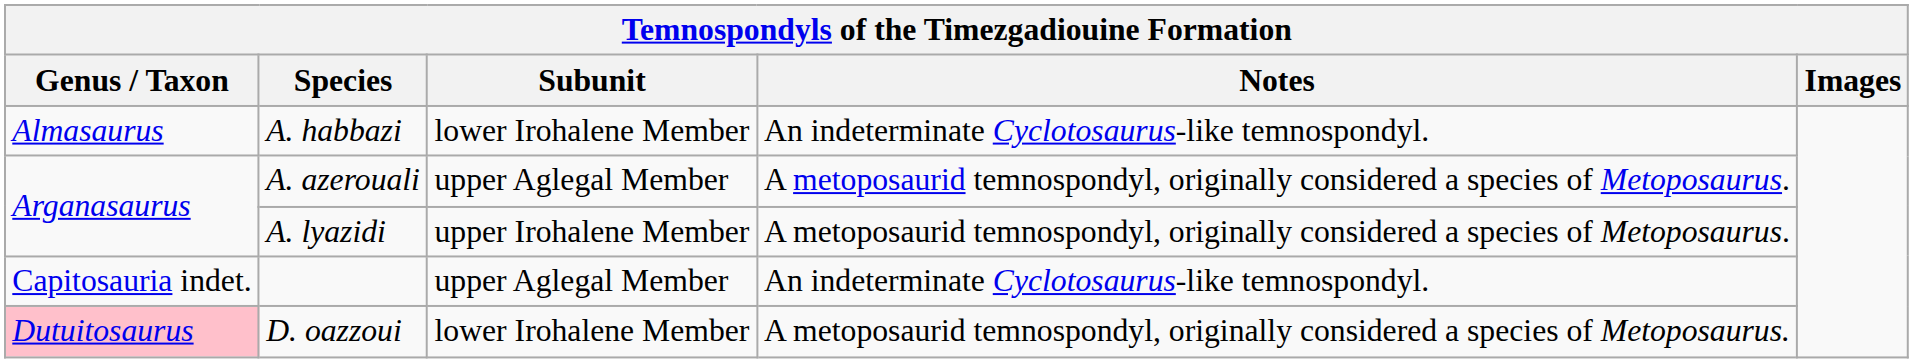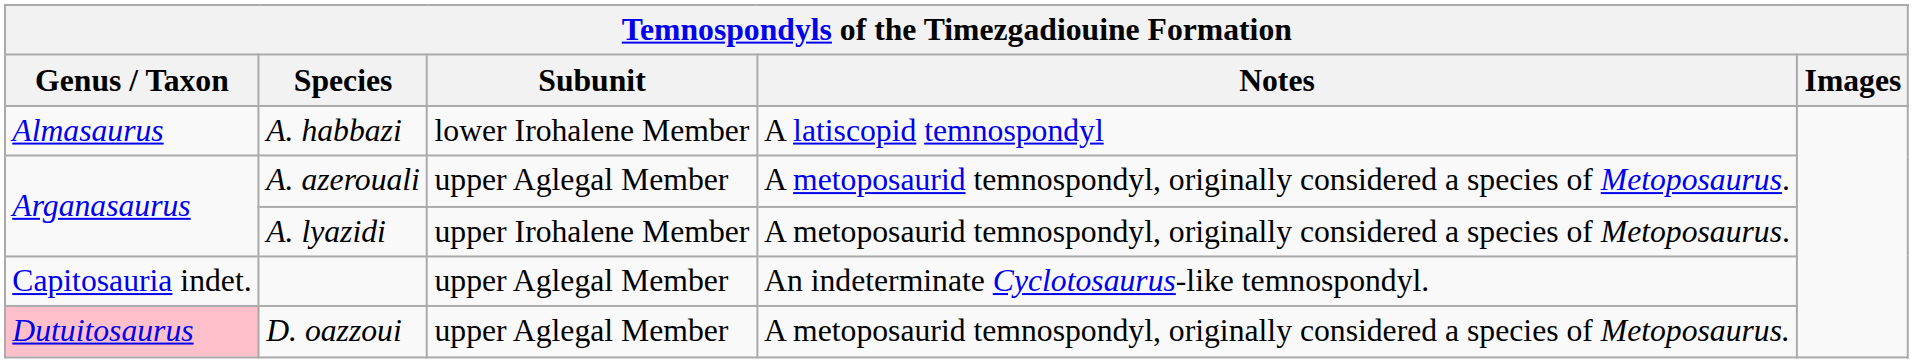(1097, 130) An indeterminate Cyclotosaurus-like temnospondyl. -> (934, 130) A latiscopid temnospondyl
(592, 331) lower Irohalene Member -> (581, 331) upper Aglegal Member
